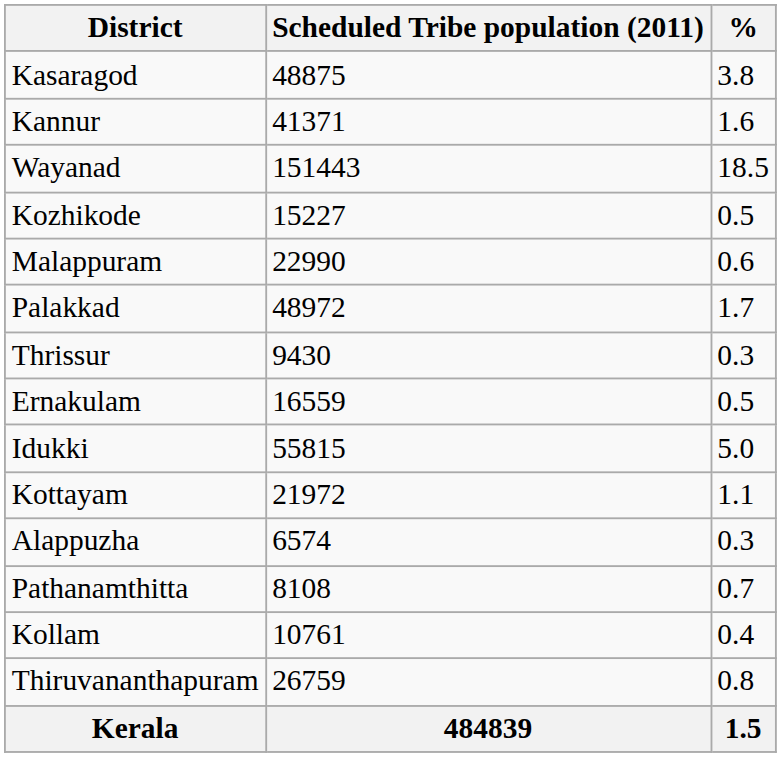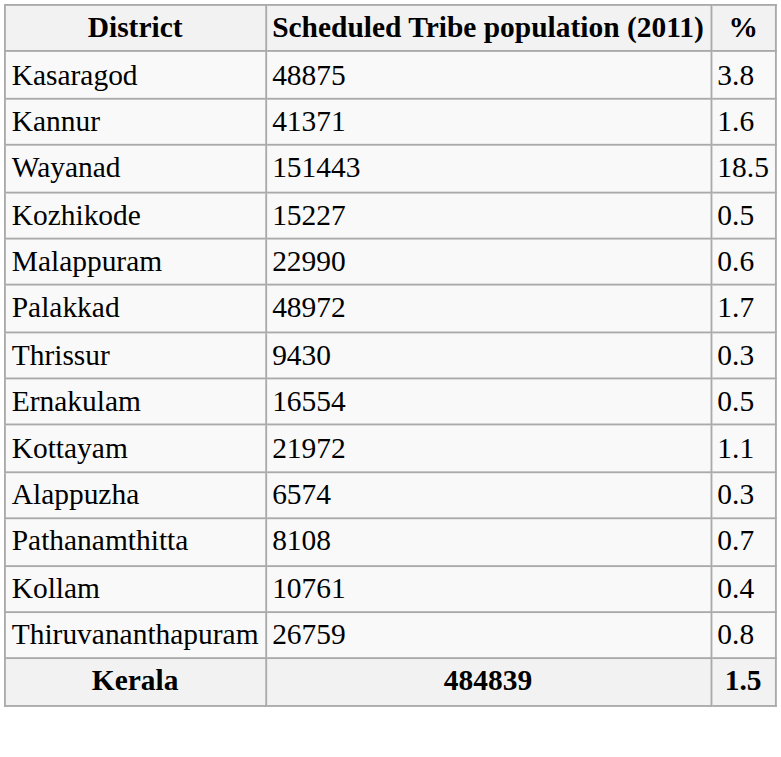(309, 401) 16559 -> (309, 401) 16554
- row: (50, 448)
